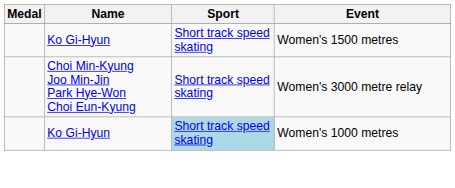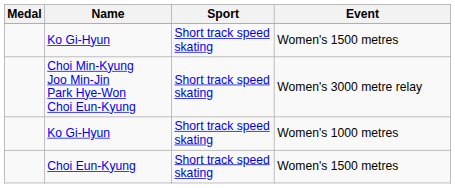(222, 133) lightblue background -> (222, 133) no background
+ row: (92, 166)
